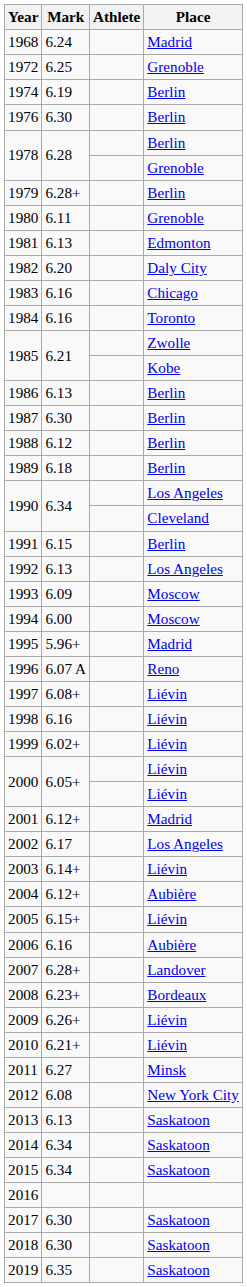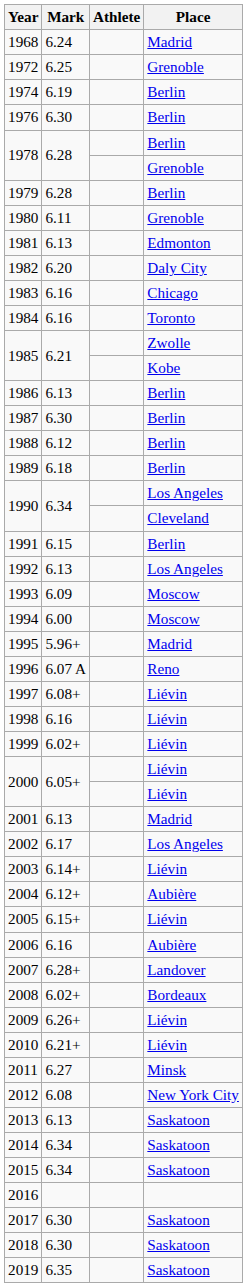(63, 192) 6.28+ -> (59, 192) 6.28
(63, 819) 6.12+ -> (59, 819) 6.13
(63, 994) 6.23+ -> (63, 994) 6.02+
